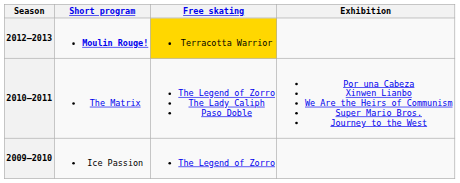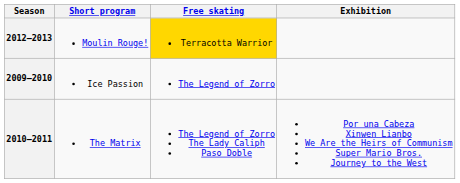(102, 43) bold -> (102, 43) normal
rows swapped: (29, 98) <-> (29, 158)
